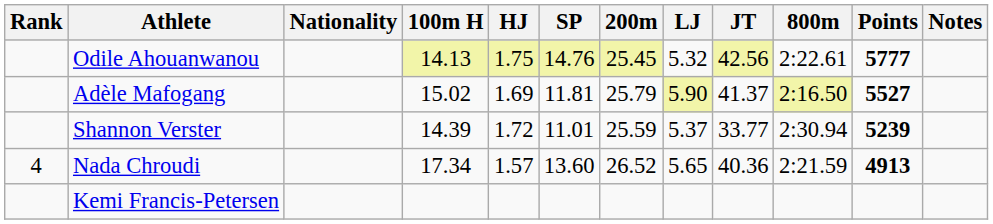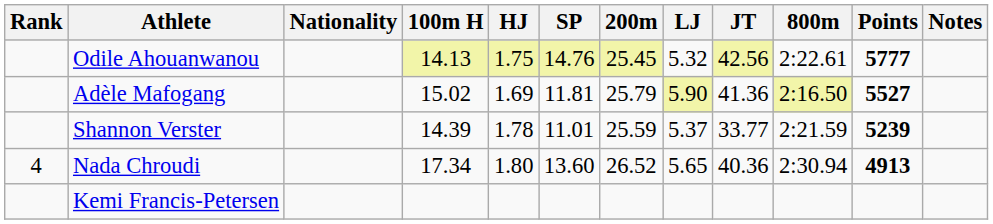(743, 93) 41.37 -> (743, 93) 41.36
(514, 129) 1.72 -> (514, 129) 1.78
(813, 129) 2:30.94 -> (813, 129) 2:21.59
(514, 165) 1.57 -> (514, 165) 1.80
(813, 165) 2:21.59 -> (813, 165) 2:30.94
